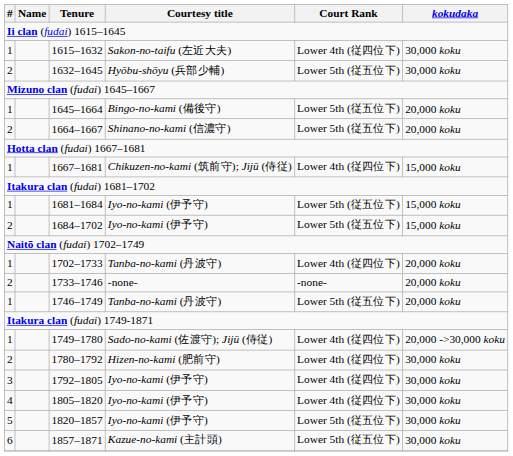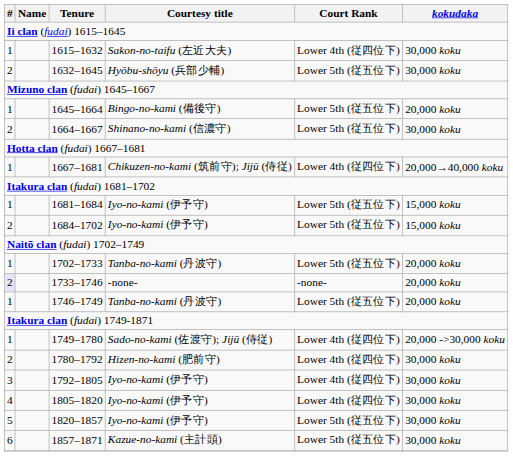(433, 129) 20,000 koku -> (433, 129) 30,000 koku
(433, 167) 15,000 koku -> (454, 167) 20,000→40,000 koku
(348, 263) Lower 4th (従四位下) -> (348, 263) Lower 5th (従五位下)
(10, 282) no background -> (10, 282) lavender background
